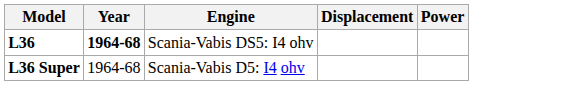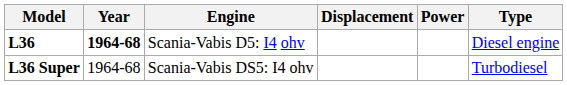+ column: (515, 17)
(231, 42) Scania-Vabis DS5: I4 ohv -> (226, 42) Scania-Vabis D5: I4 ohv
(226, 67) Scania-Vabis D5: I4 ohv -> (231, 67) Scania-Vabis DS5: I4 ohv
